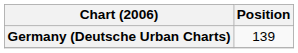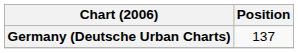(264, 36) 139 -> (264, 36) 137
